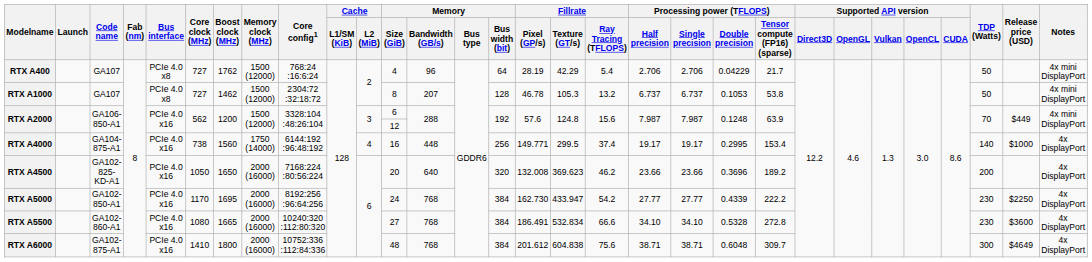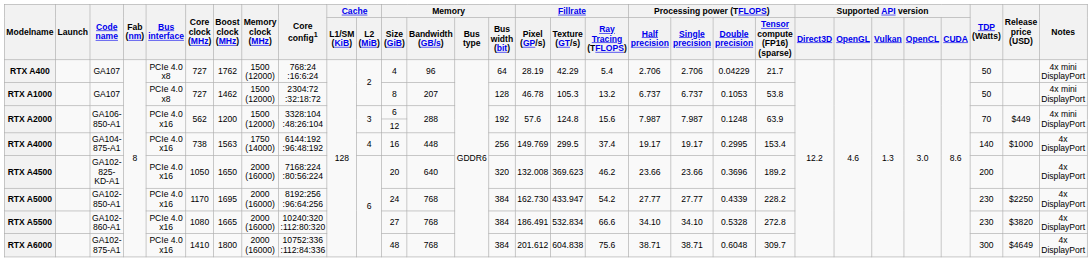(227, 144) 1560 -> (227, 144) 1563
(533, 144) 149.771 -> (533, 144) 149.769
(775, 199) 222.2 -> (775, 199) 228.2
(1021, 222) $3600 -> (1021, 222) $3820
